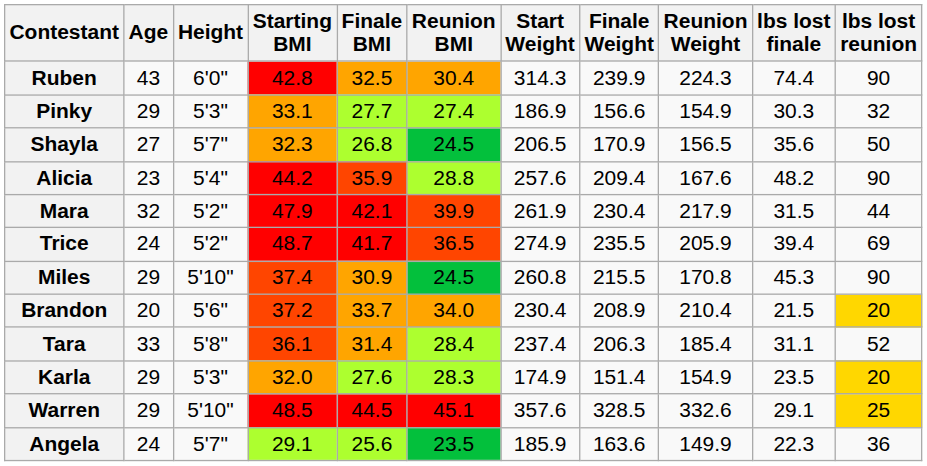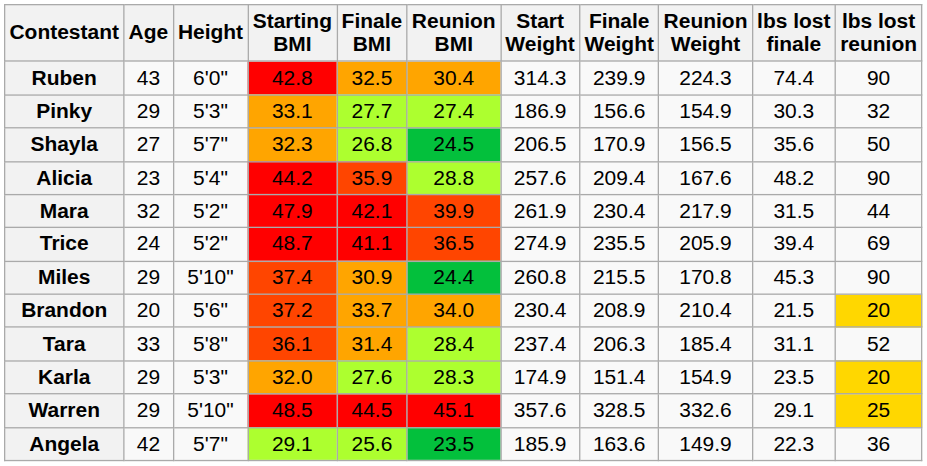(372, 244) 41.7 -> (372, 244) 41.1
(454, 277) 24.5 -> (454, 277) 24.4
(148, 443) 24 -> (148, 443) 42
